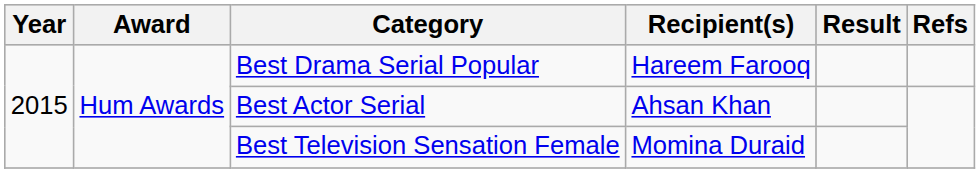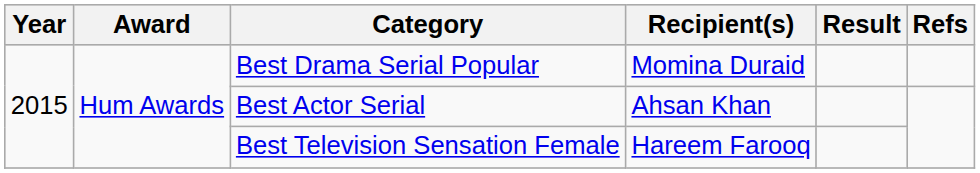(721, 65) Hareem Farooq -> (718, 65) Momina Duraid
(718, 146) Momina Duraid -> (721, 146) Hareem Farooq
